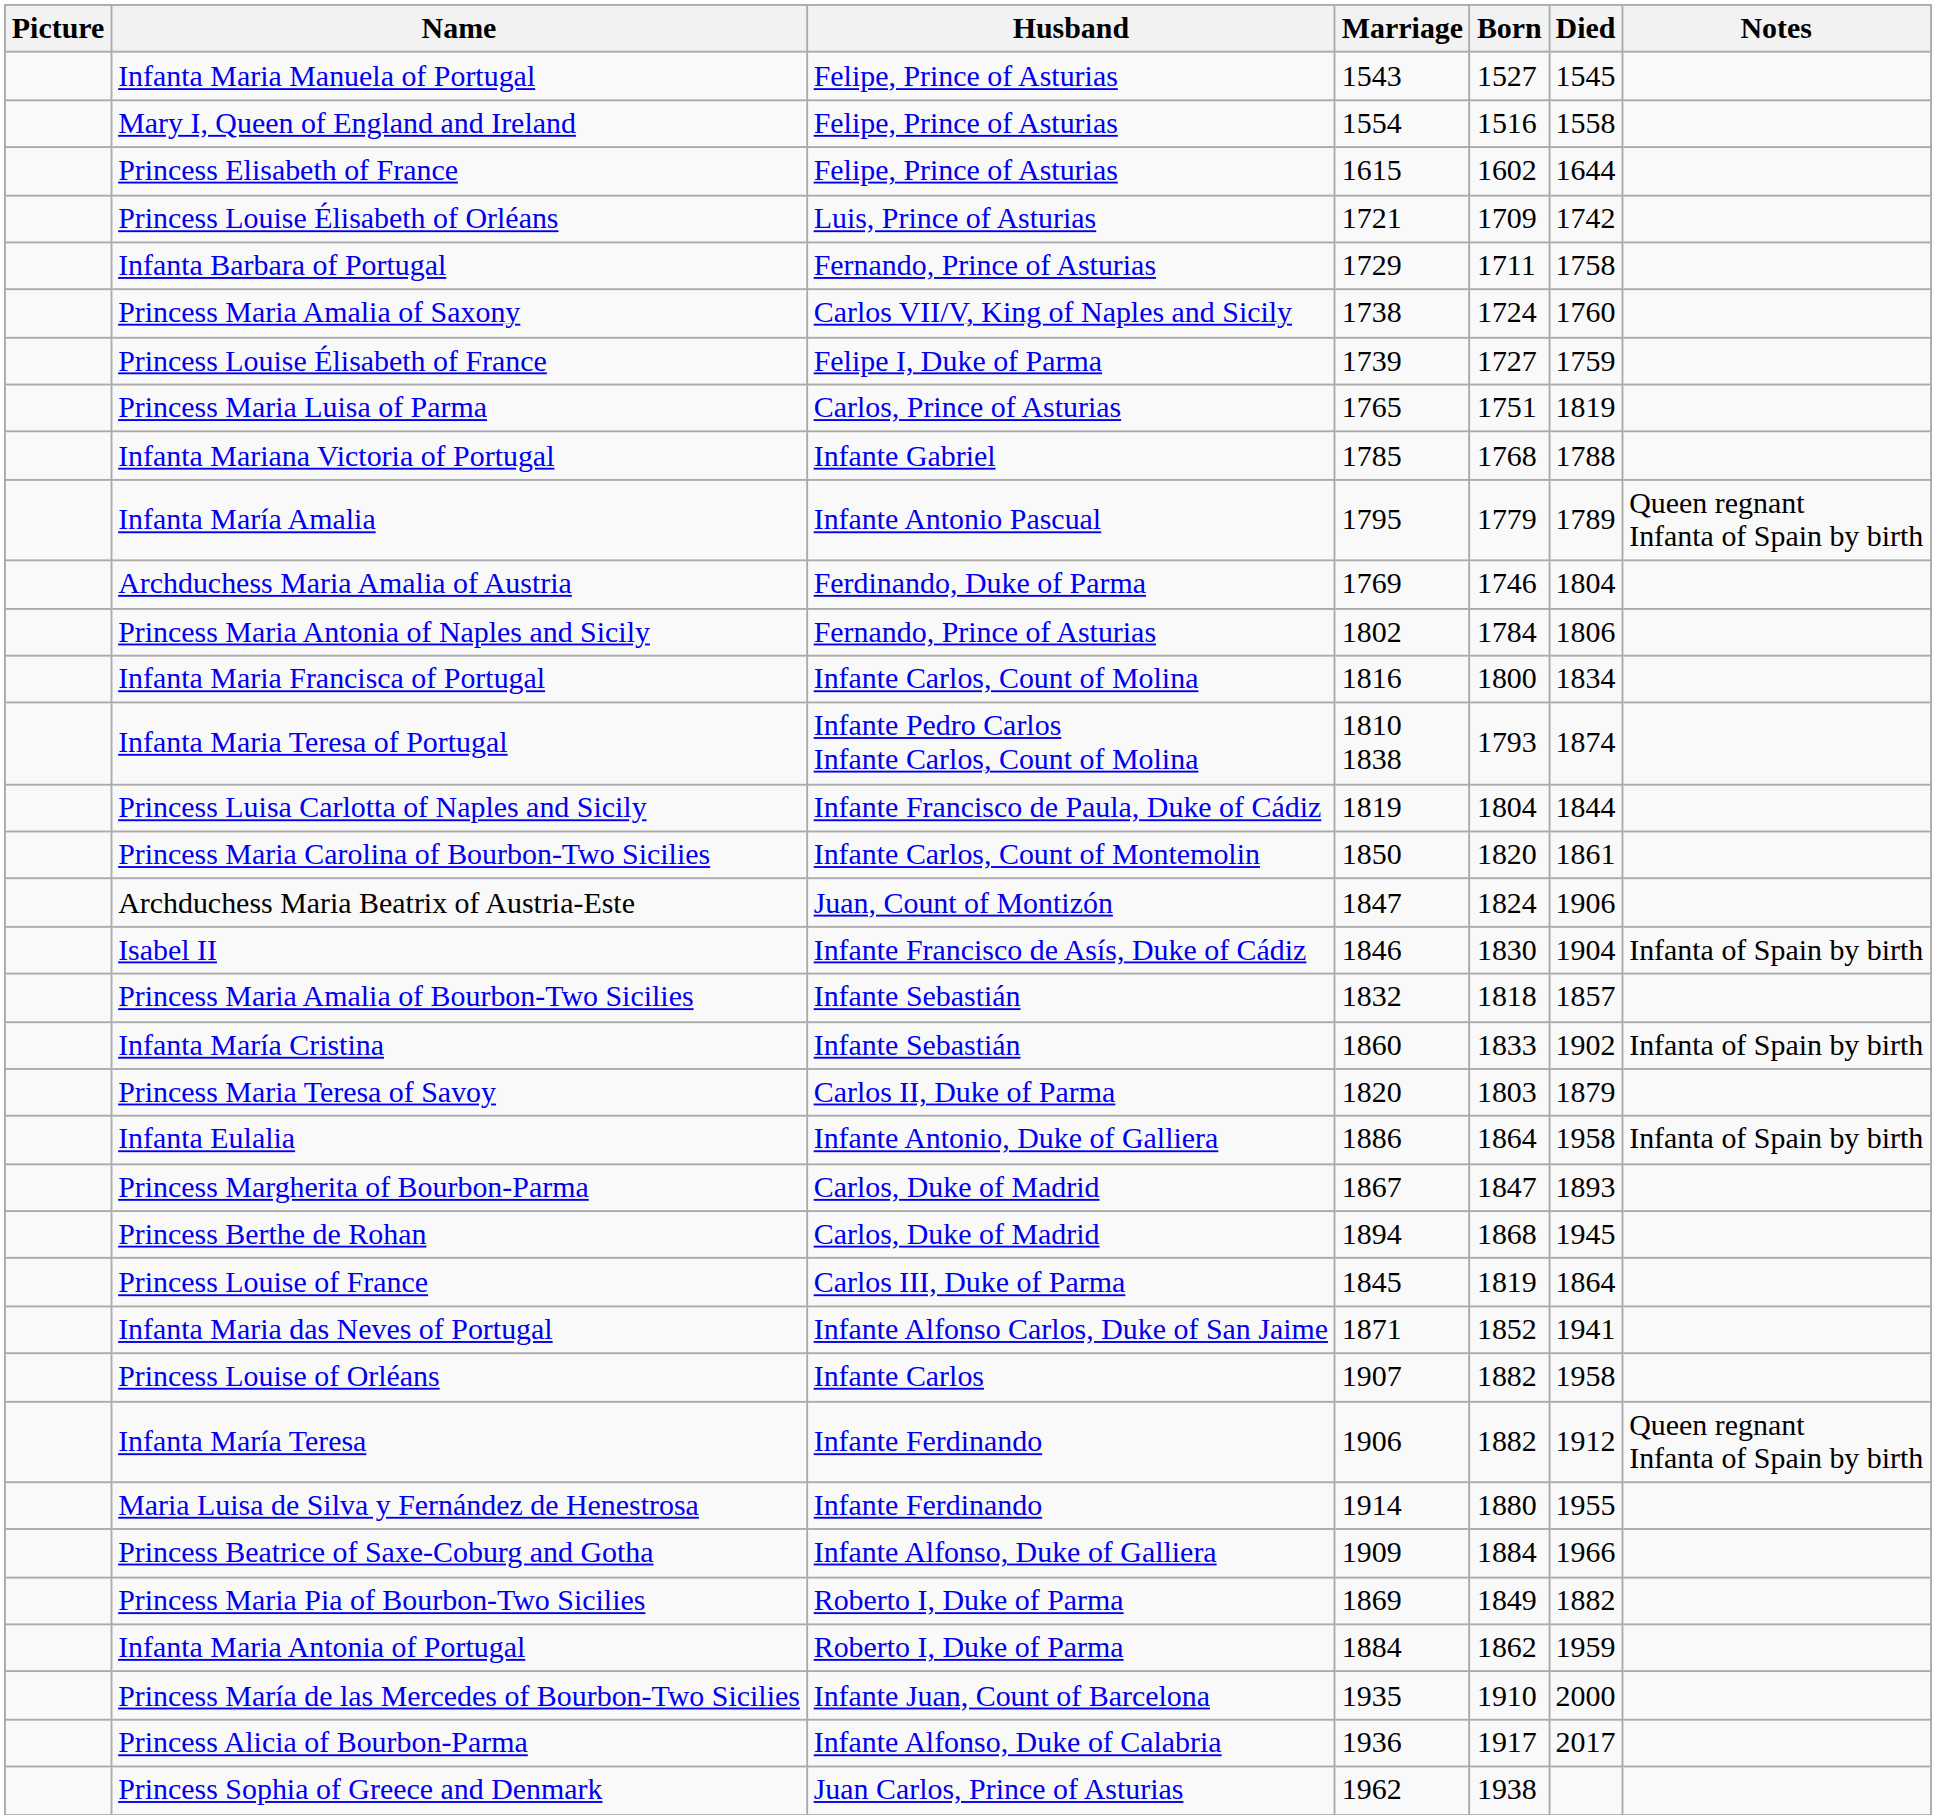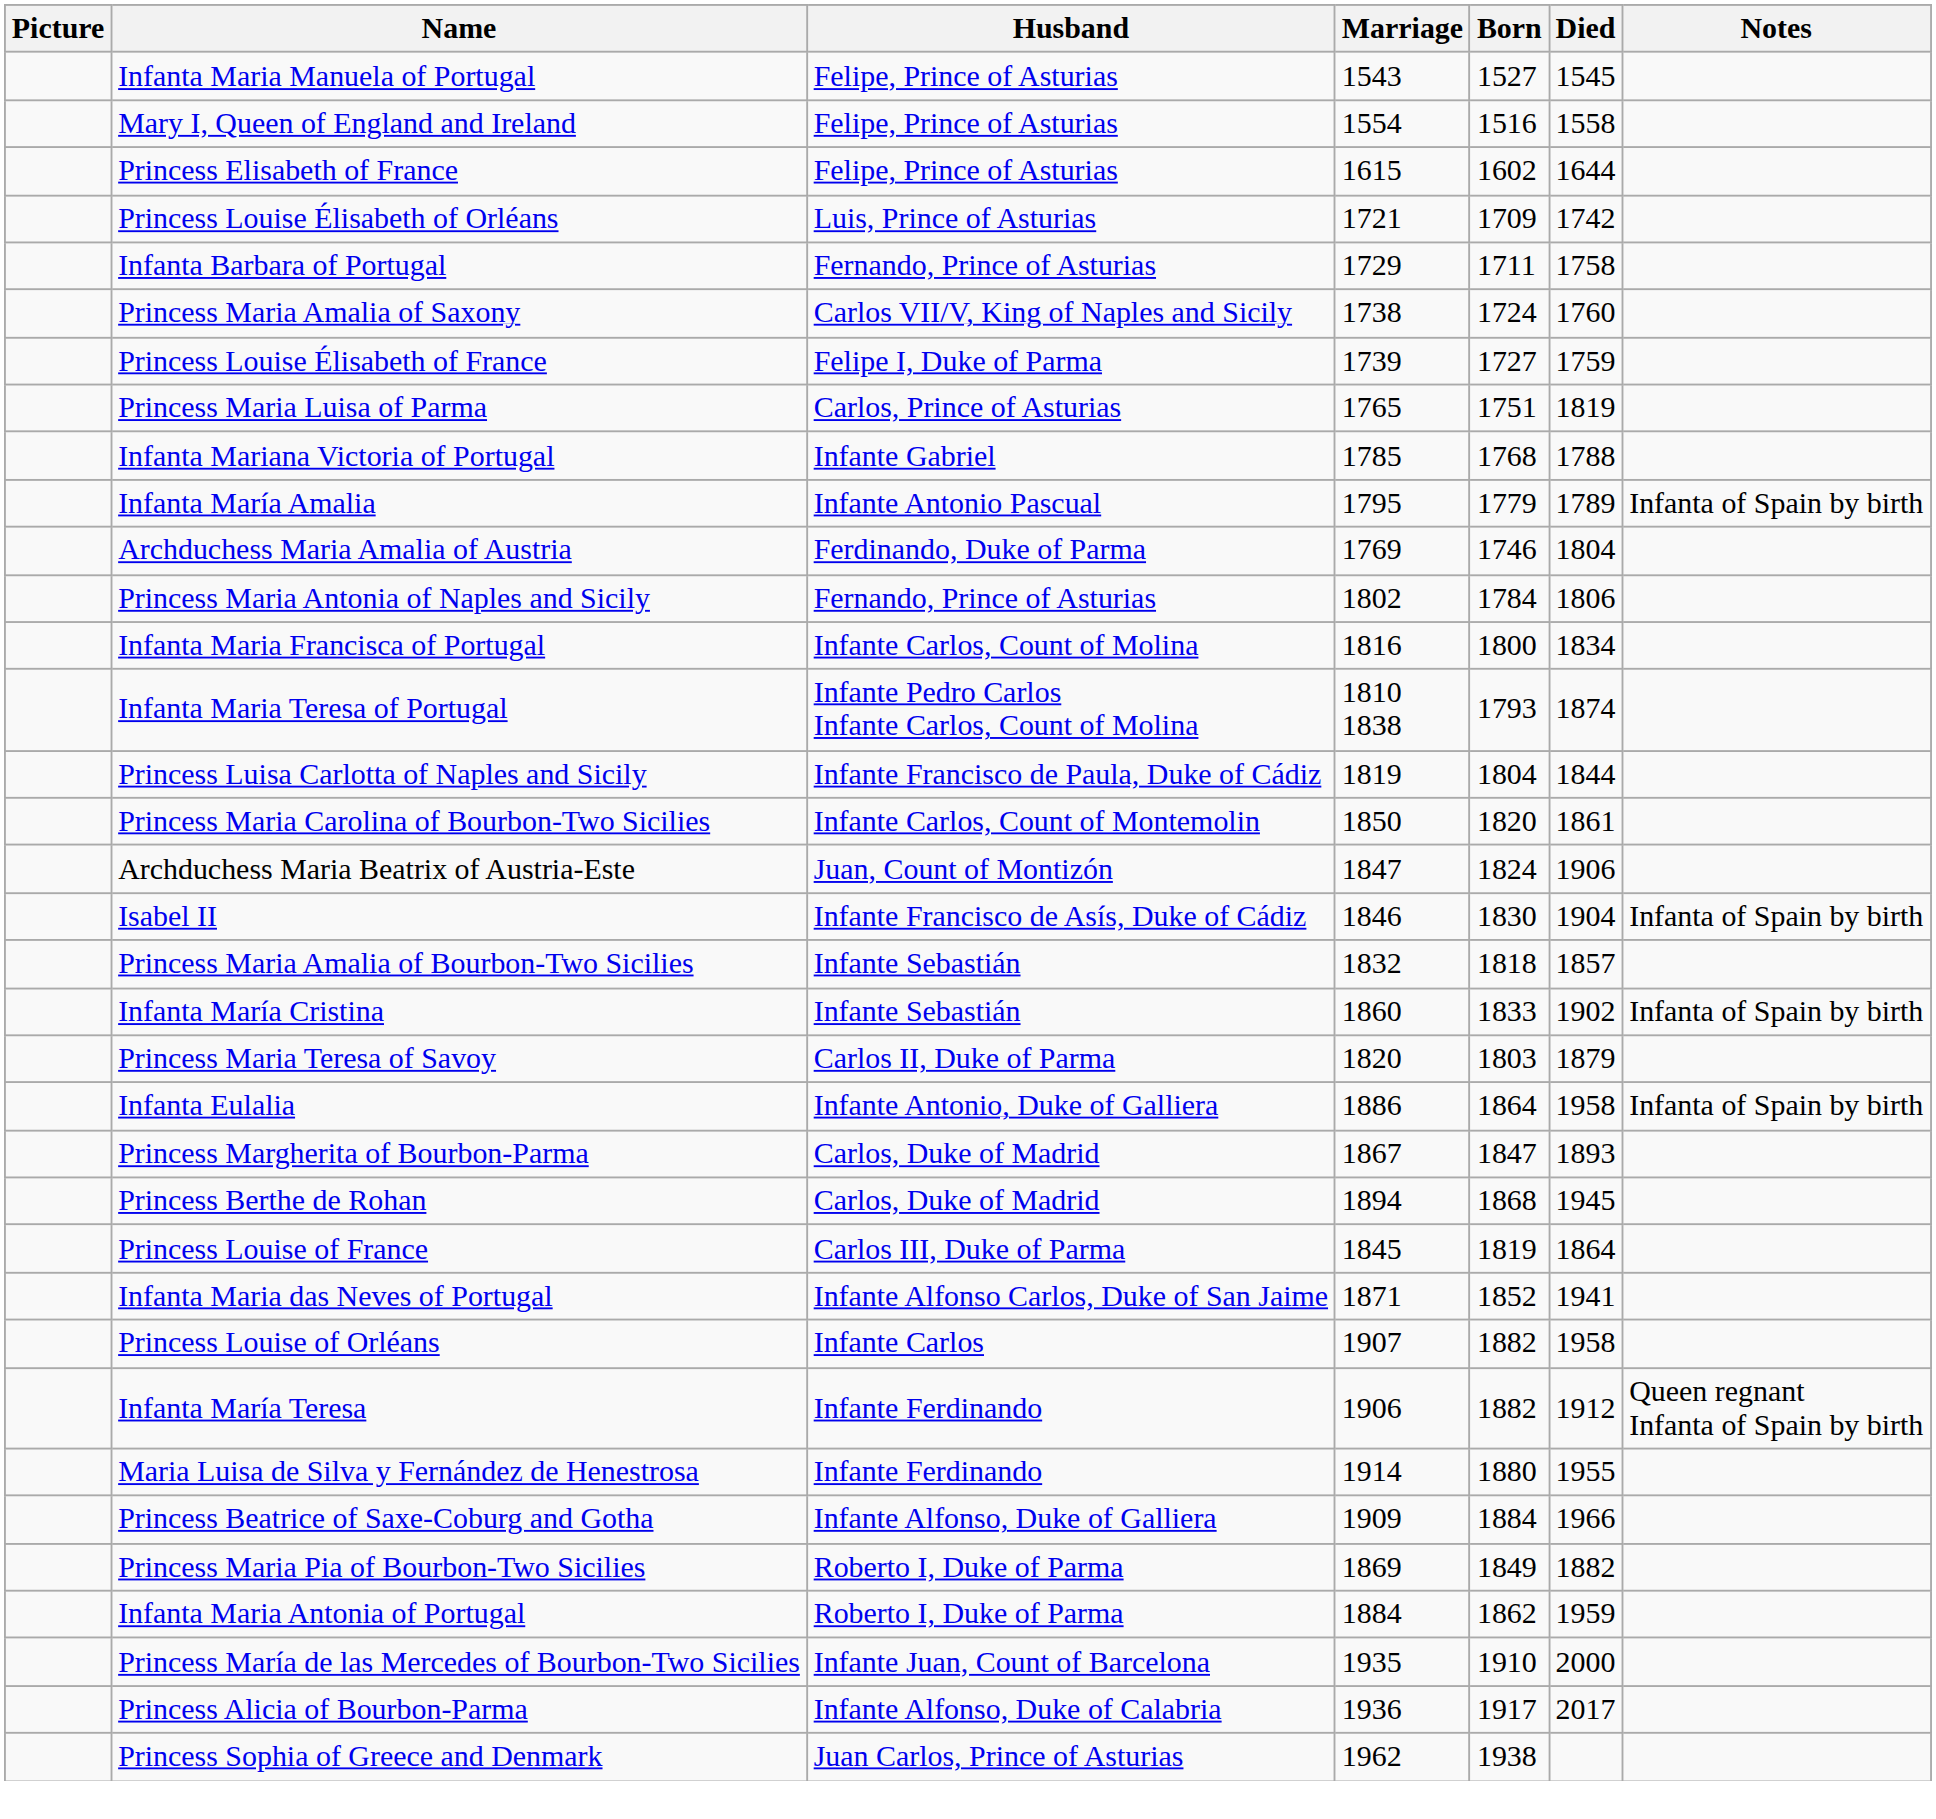(1776, 519) Queen regnant Infanta of Spain by birth -> (1776, 502) Infanta of Spain by birth
